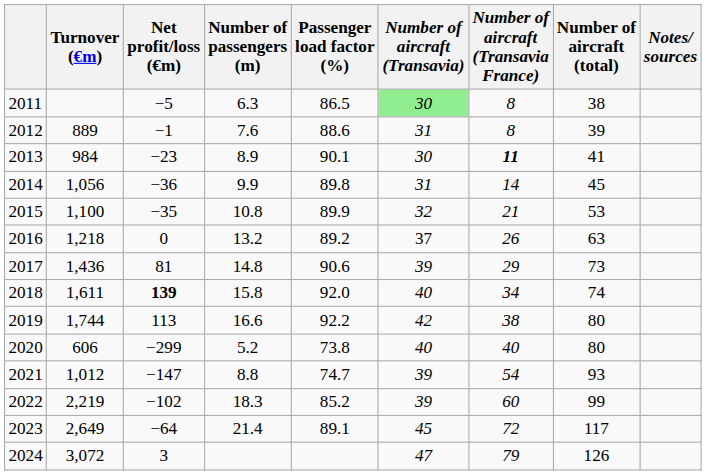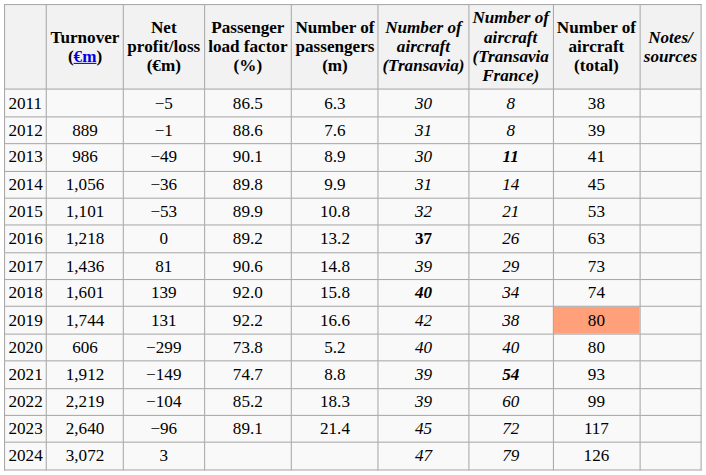columns swapped: (248, 46) <-> (335, 46)
(423, 103) lightgreen background -> (423, 103) no background
(85, 157) 984 -> (85, 157) 986
(164, 157) −23 -> (164, 157) −49
(85, 211) 1,100 -> (85, 211) 1,101
(164, 211) −35 -> (164, 211) −53
(423, 238) normal -> (423, 238) bold
(85, 293) 1,611 -> (85, 293) 1,601
(164, 293) bold -> (164, 293) normal
(423, 293) normal -> (423, 293) bold
(164, 320) 113 -> (164, 320) 131
(596, 320) no background -> (596, 320) lightsalmon background
(85, 374) 1,012 -> (85, 374) 1,912
(164, 374) −147 -> (164, 374) −149
(511, 374) normal -> (511, 374) bold
(164, 401) −102 -> (164, 401) −104
(85, 428) 2,649 -> (85, 428) 2,640
(164, 428) −64 -> (164, 428) −96
